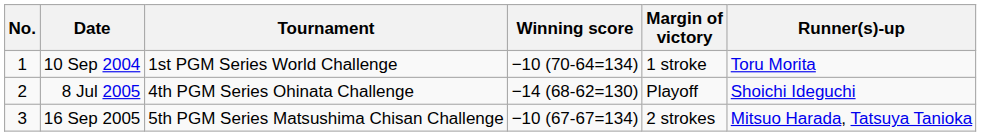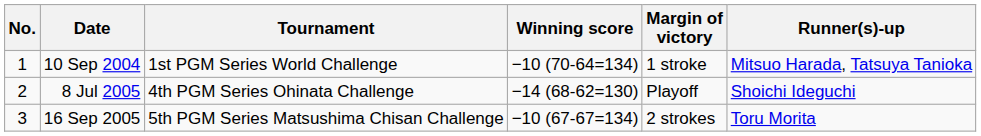(773, 64) Toru Morita -> (851, 64) Mitsuo Harada, Tatsuya Tanioka
(851, 118) Mitsuo Harada, Tatsuya Tanioka -> (773, 118) Toru Morita
